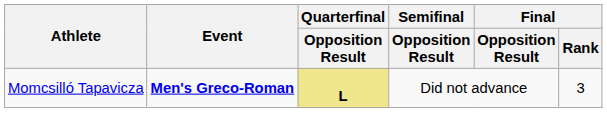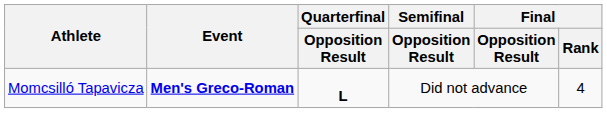(343, 96) khaki background -> (343, 96) no background
(581, 88) 3 -> (581, 88) 4
